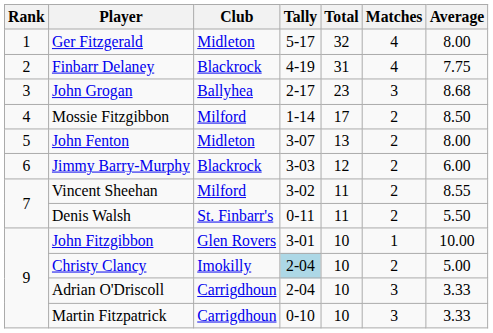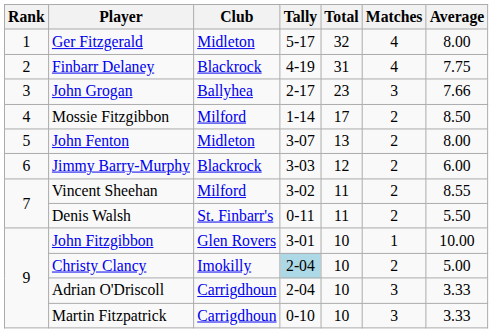(457, 91) 8.68 -> (457, 91) 7.66
